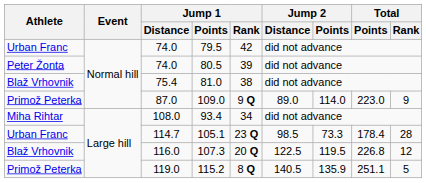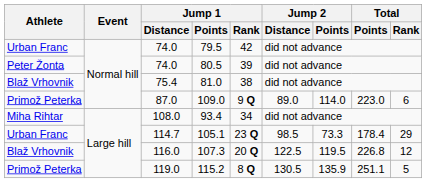(406, 100) 9 -> (406, 100) 6
(406, 134) 28 -> (406, 134) 29
(288, 169) 140.5 -> (288, 169) 130.5
